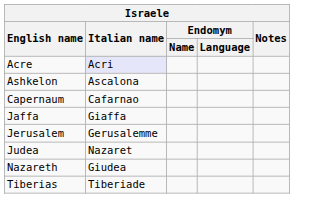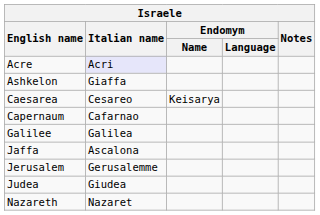(113, 82) Ascalona -> (107, 82) Giaffa
+ row: (32, 99)
+ row: (29, 133)
(107, 116) Giaffa -> (113, 150) Ascalona
(110, 150) Nazaret -> (107, 185) Giudea
(107, 167) Giudea -> (110, 202) Nazaret
- row: (32, 185)
